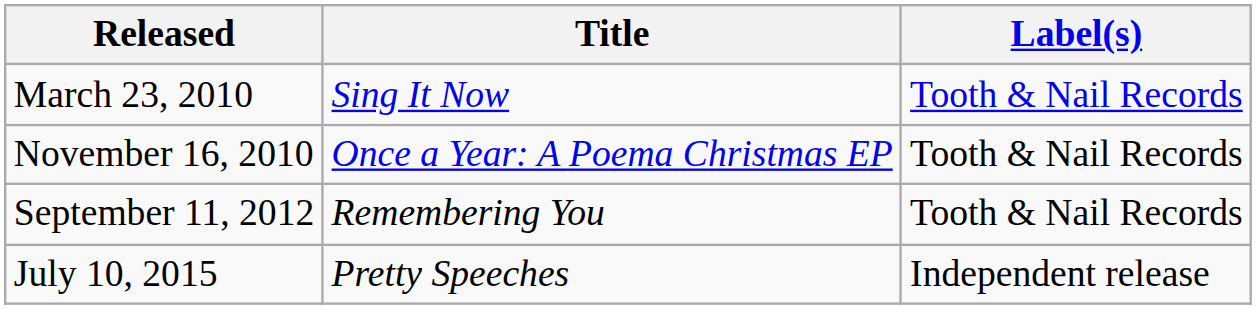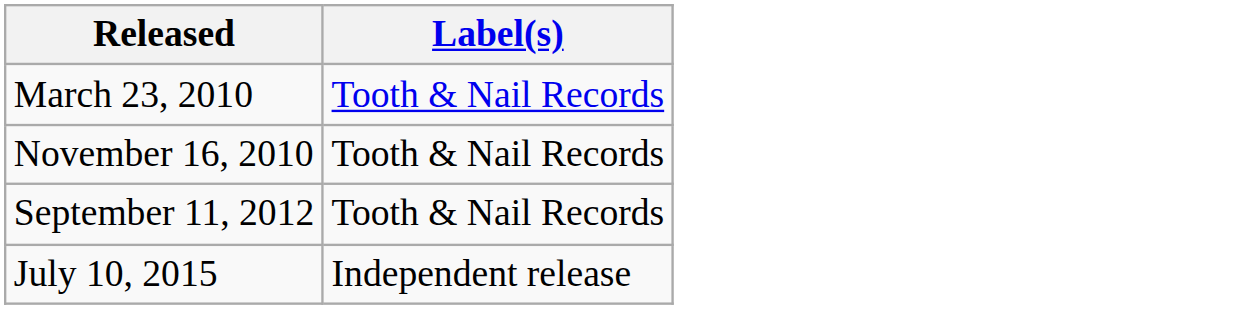- column: (612, 34)
